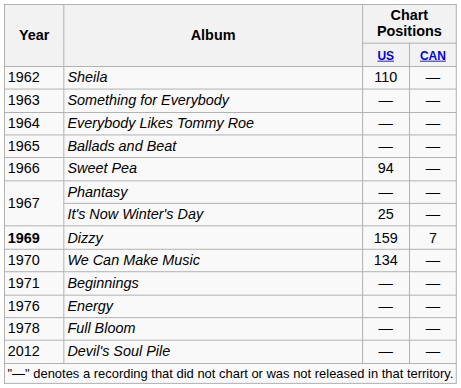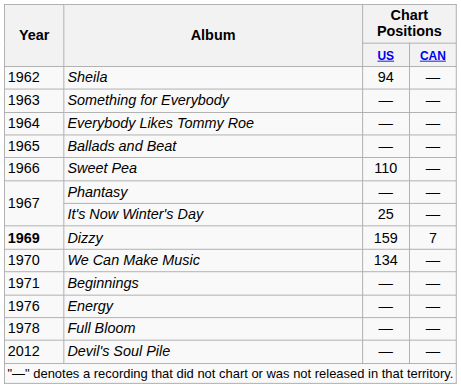(386, 77) 110 -> (386, 77) 94
(386, 169) 94 -> (386, 169) 110
